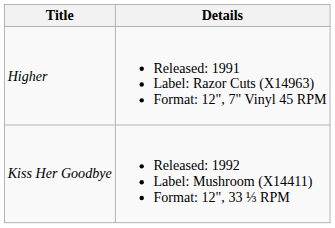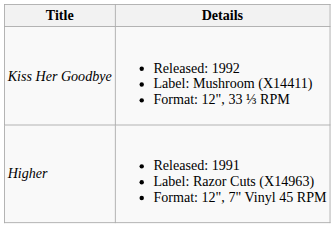rows swapped: (28, 75) <-> (60, 173)
